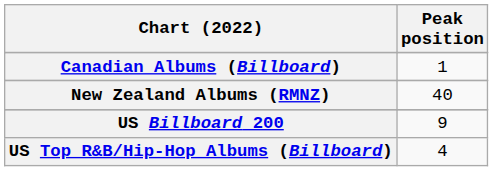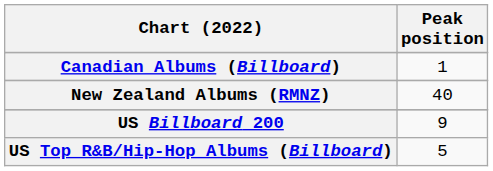(442, 151) 4 -> (442, 151) 5
